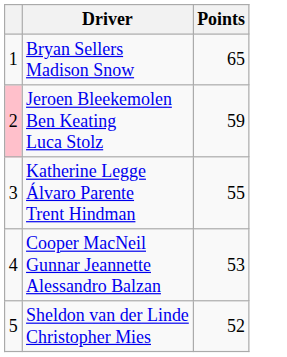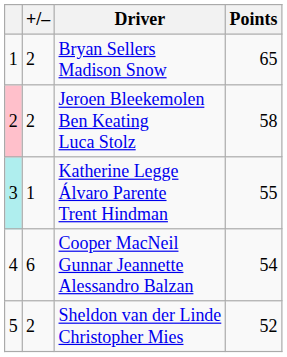+ column: (38, 19)
(236, 121) 59 -> (268, 121) 58
(13, 193) no background -> (13, 193) paleturquoise background
(236, 265) 53 -> (268, 265) 54
